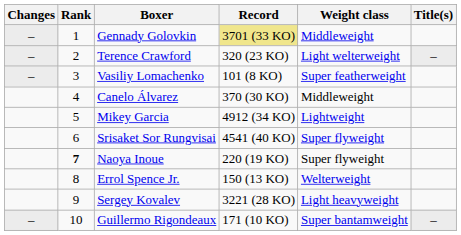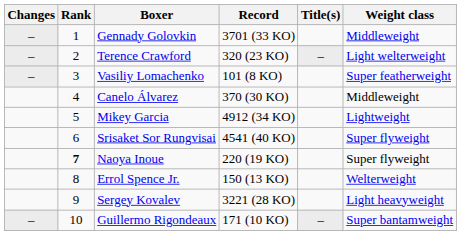columns swapped: (354, 14) <-> (433, 14)
(259, 35) khaki background -> (259, 35) no background
